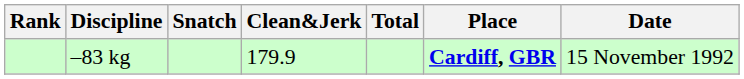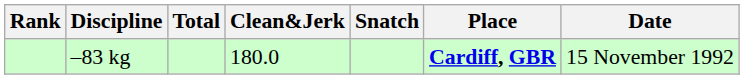columns swapped: (204, 21) <-> (395, 21)
(271, 56) 179.9 -> (255, 56) 180.0
